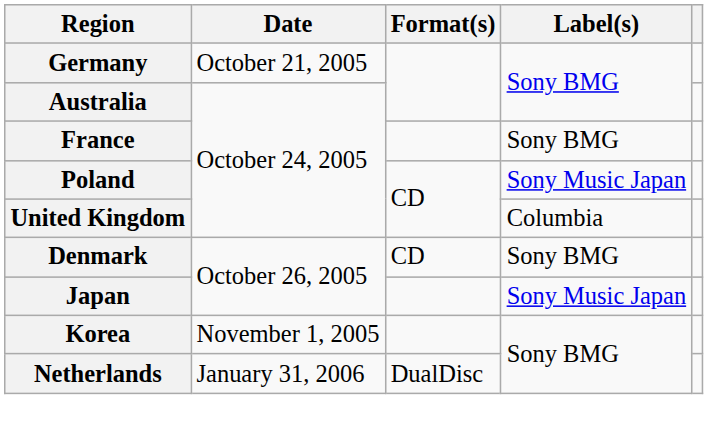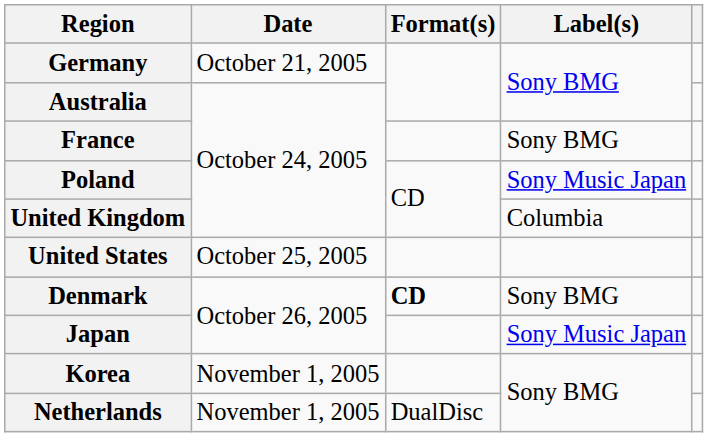+ row: (98, 256)
(408, 256) normal -> (408, 295) bold
(280, 373) January 31, 2006 -> (288, 412) November 1, 2005
